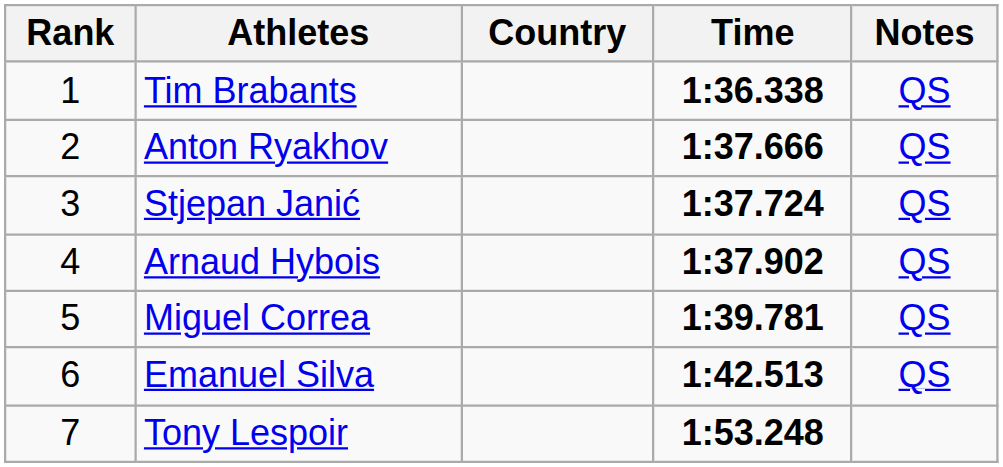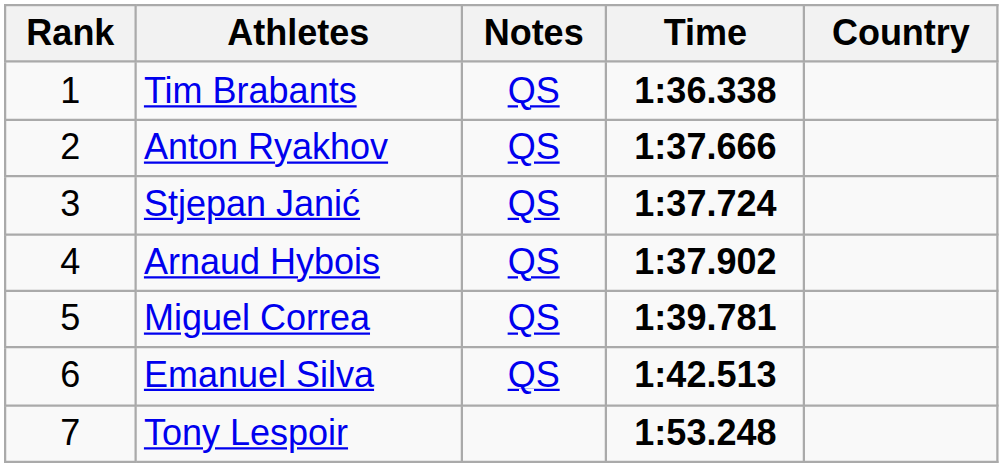columns swapped: (557, 33) <-> (925, 33)
